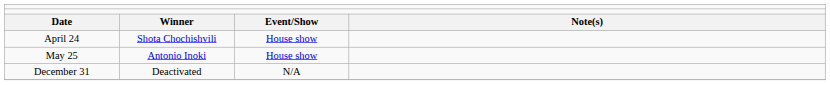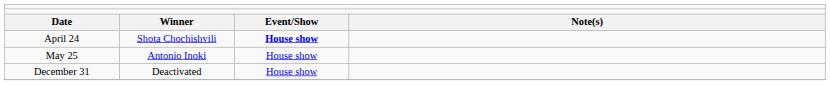(292, 38) normal -> (292, 38) bold
(292, 71) N/A -> (292, 71) House show
